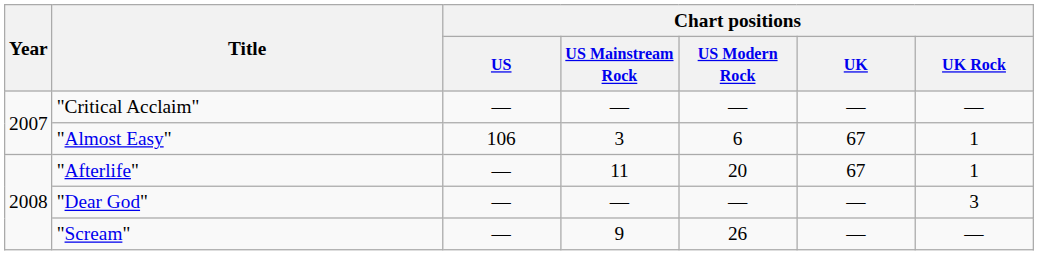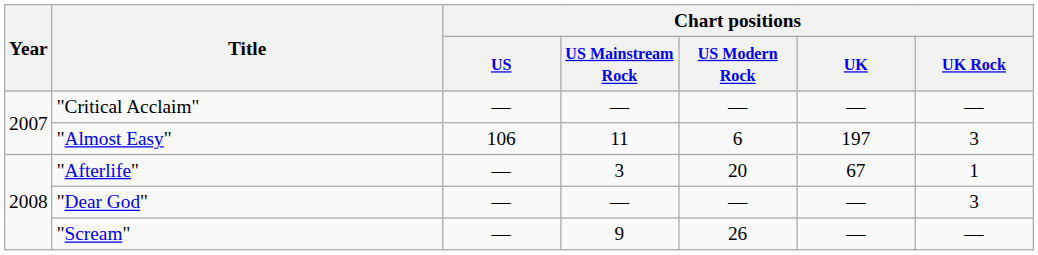(619, 138) 3 -> (619, 138) 11
(856, 138) 67 -> (856, 138) 197
(974, 138) 1 -> (974, 138) 3
(619, 170) 11 -> (619, 170) 3
